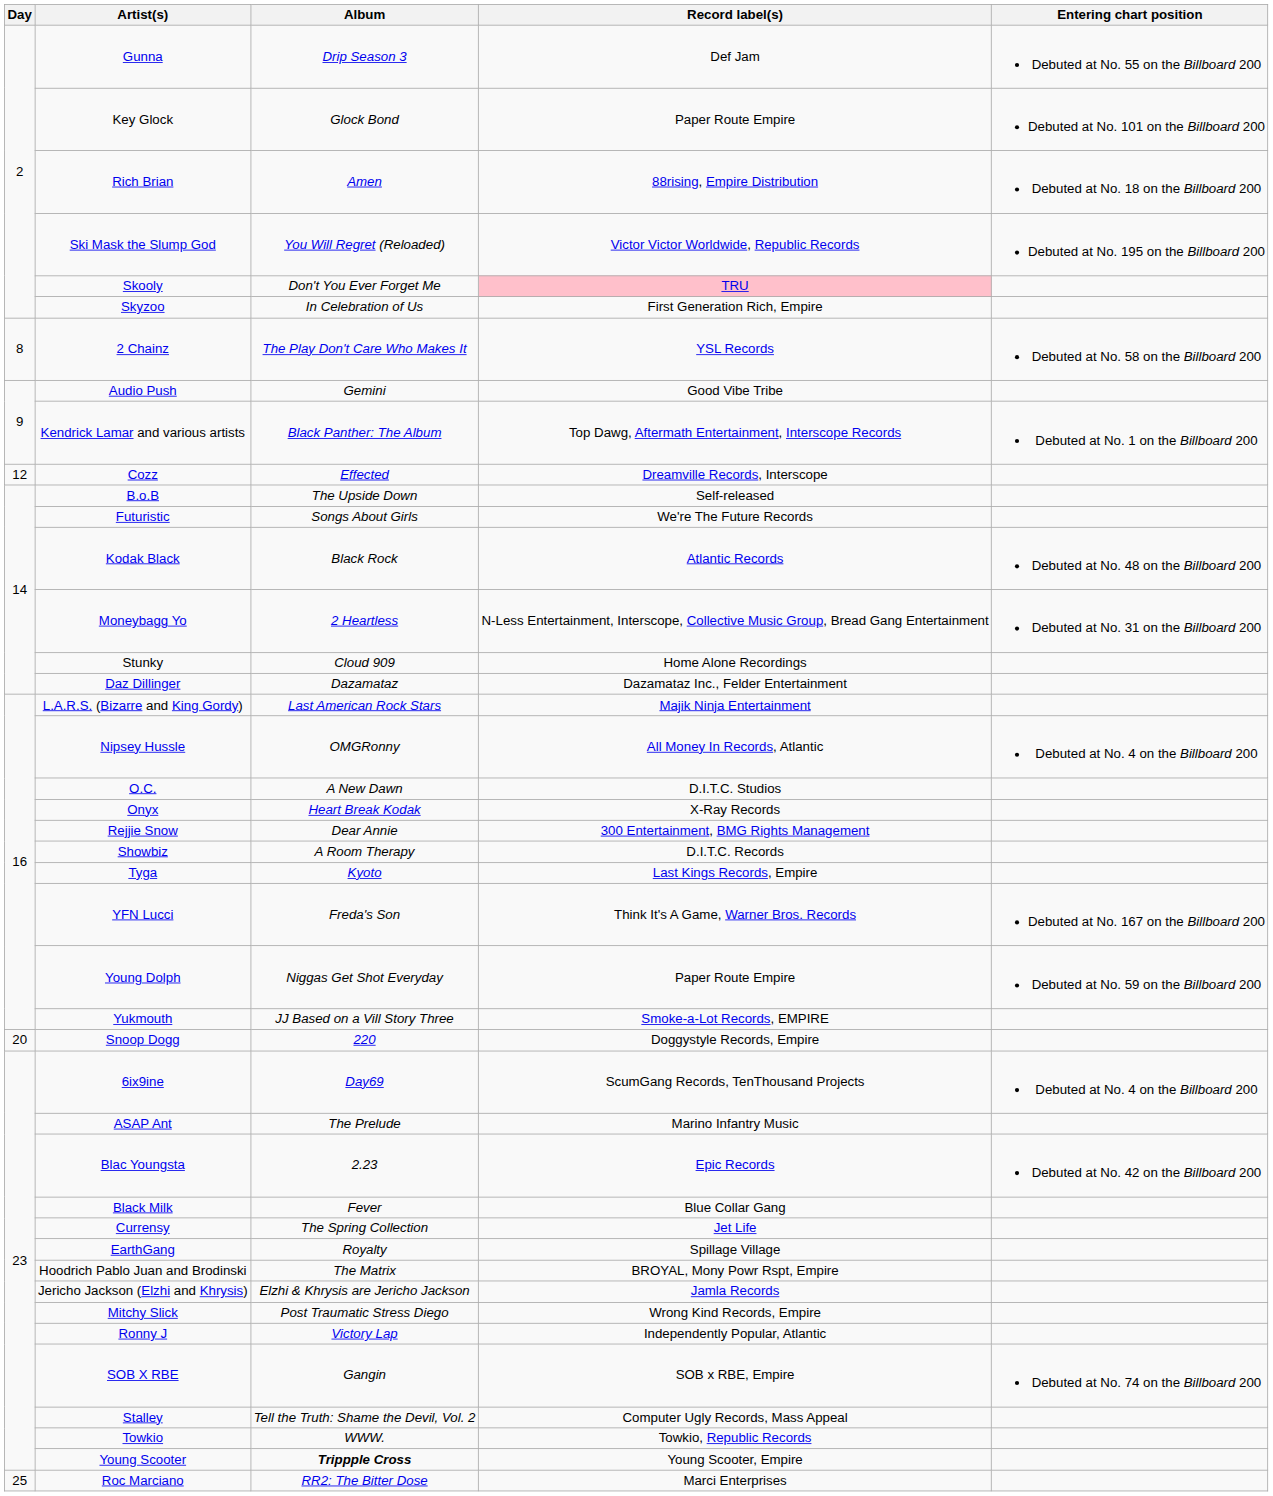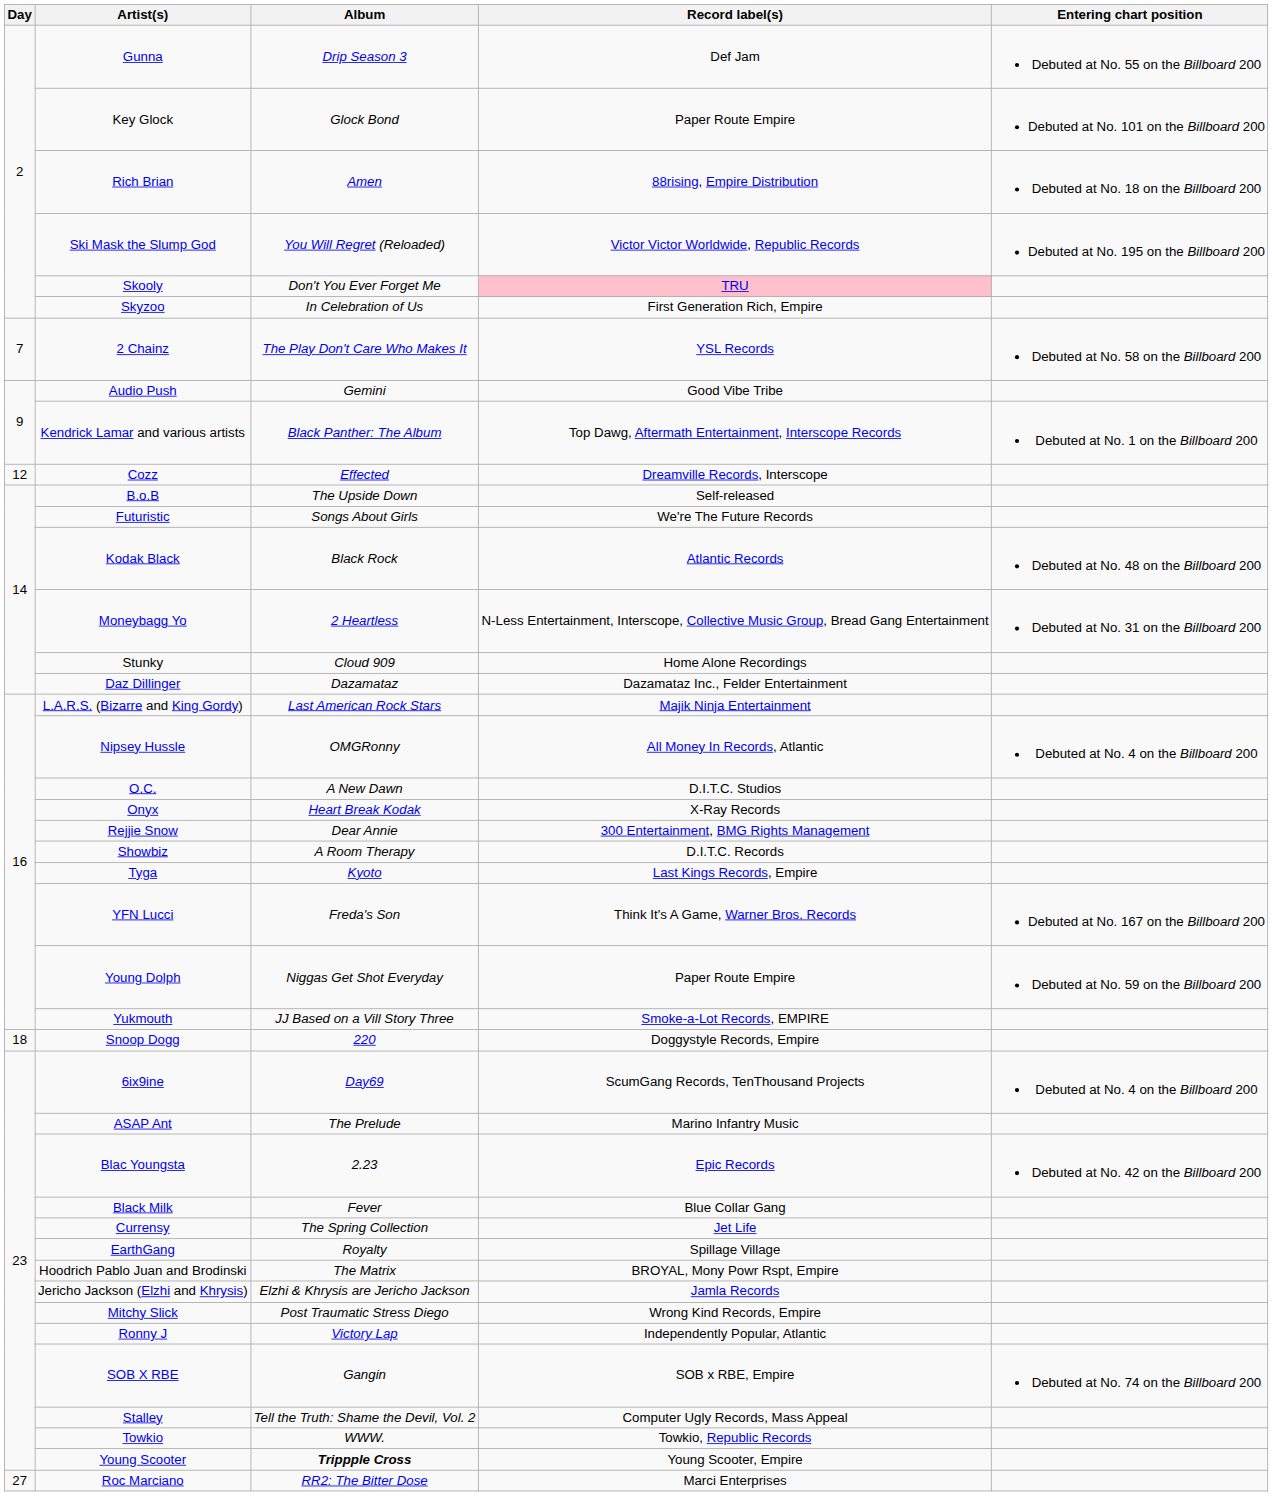(20, 349) 8 -> (20, 349) 7
(20, 1040) 20 -> (20, 1040) 18
(20, 1480) 25 -> (20, 1480) 27
